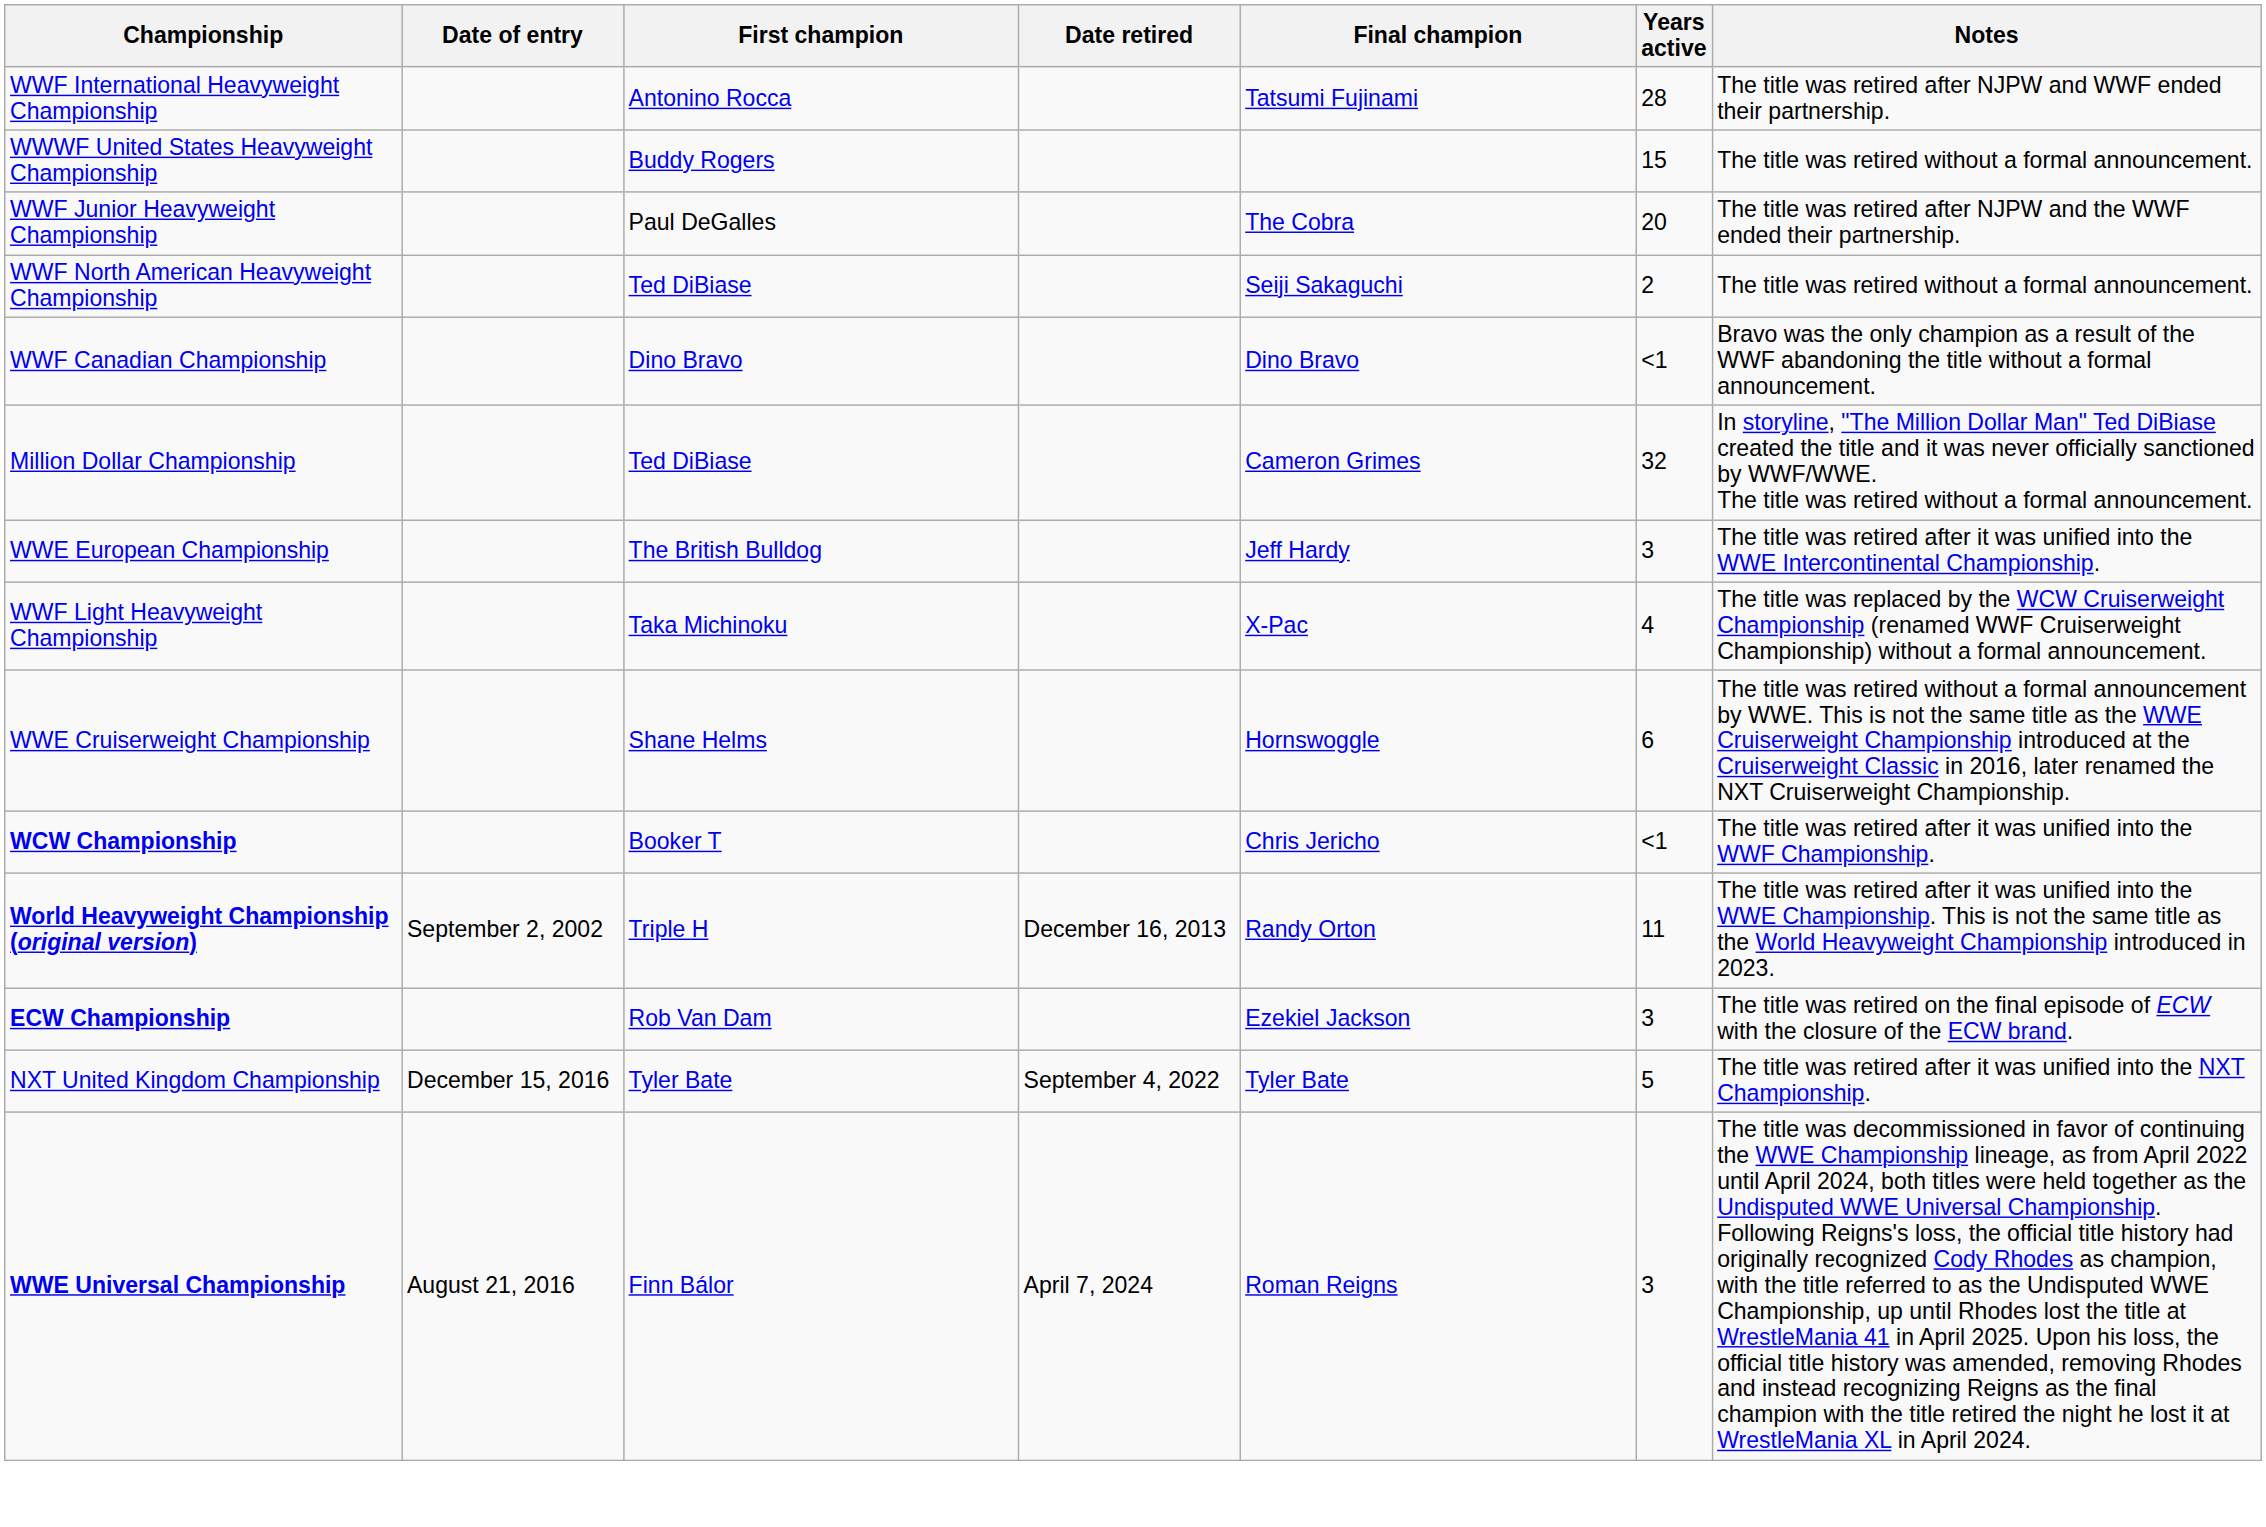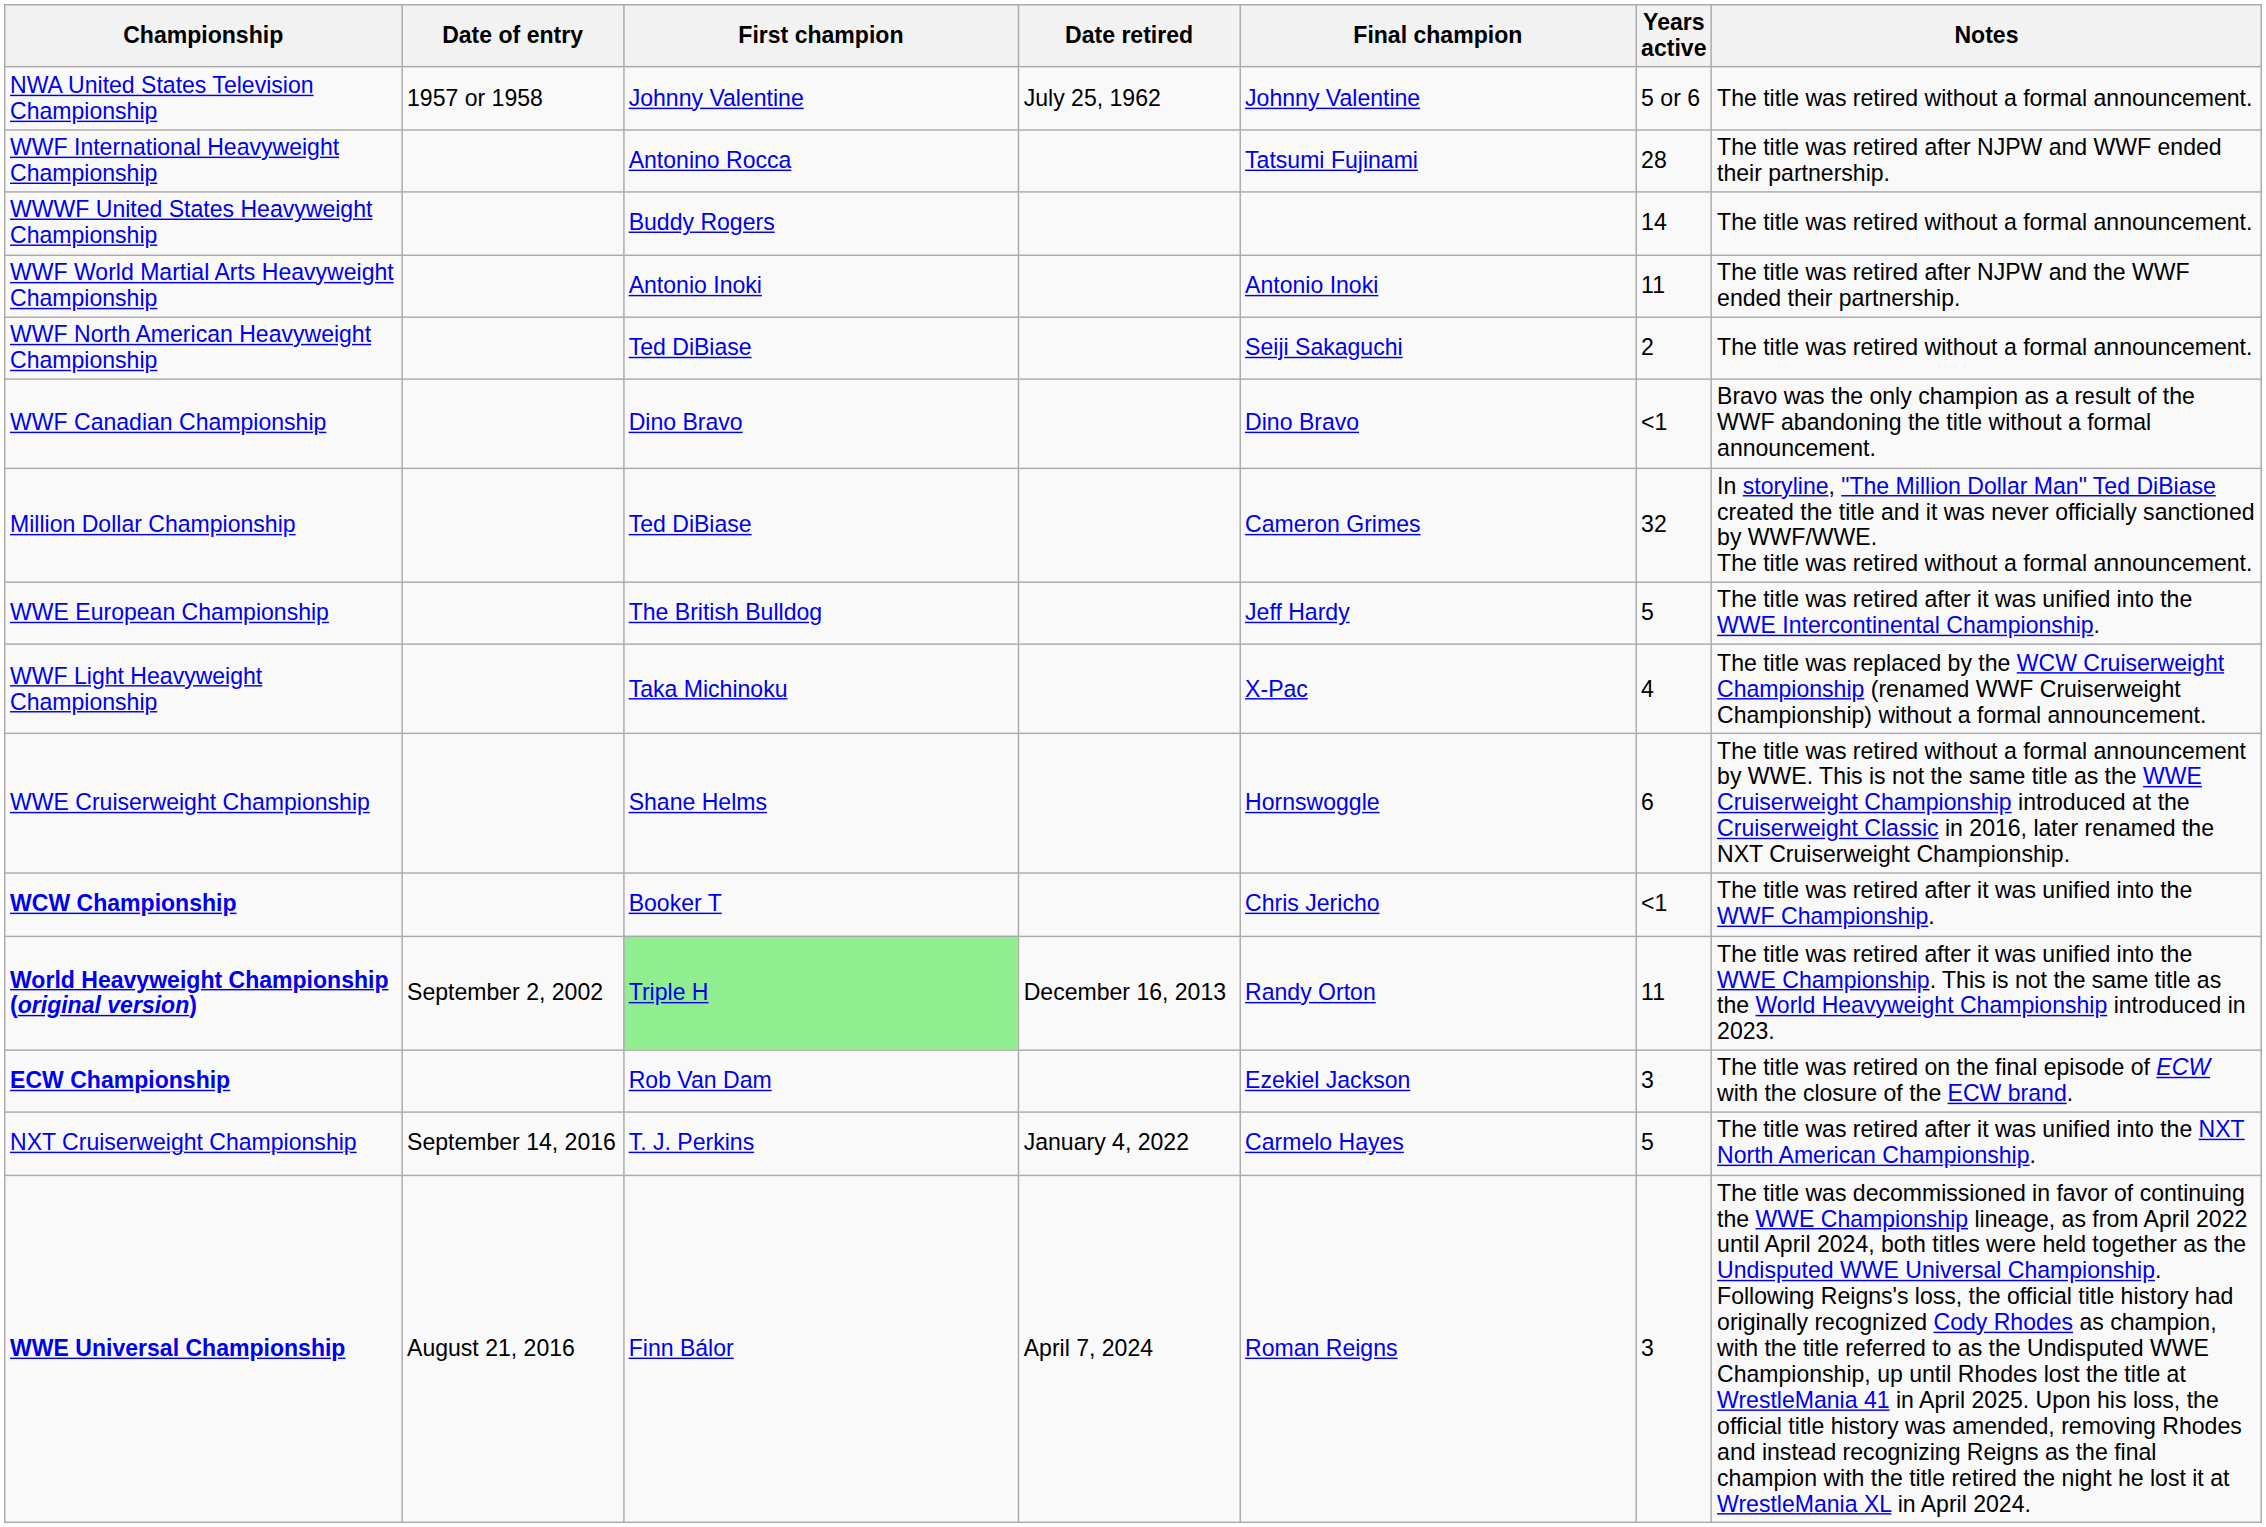+ row: (162, 98)
(1654, 160) 15 -> (1654, 223) 14
- row: (143, 223)
+ row: (202, 285)
(1648, 550) 3 -> (1648, 613) 5
(669, 930) no background -> (669, 992) lightgreen background
+ row: (183, 1143)
- row: (195, 1080)
